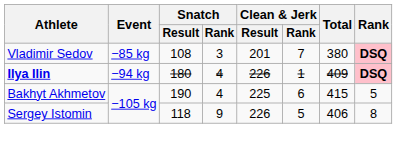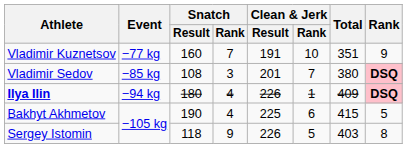+ row: (62, 54)
(337, 114) 406 -> (348, 134) 403
